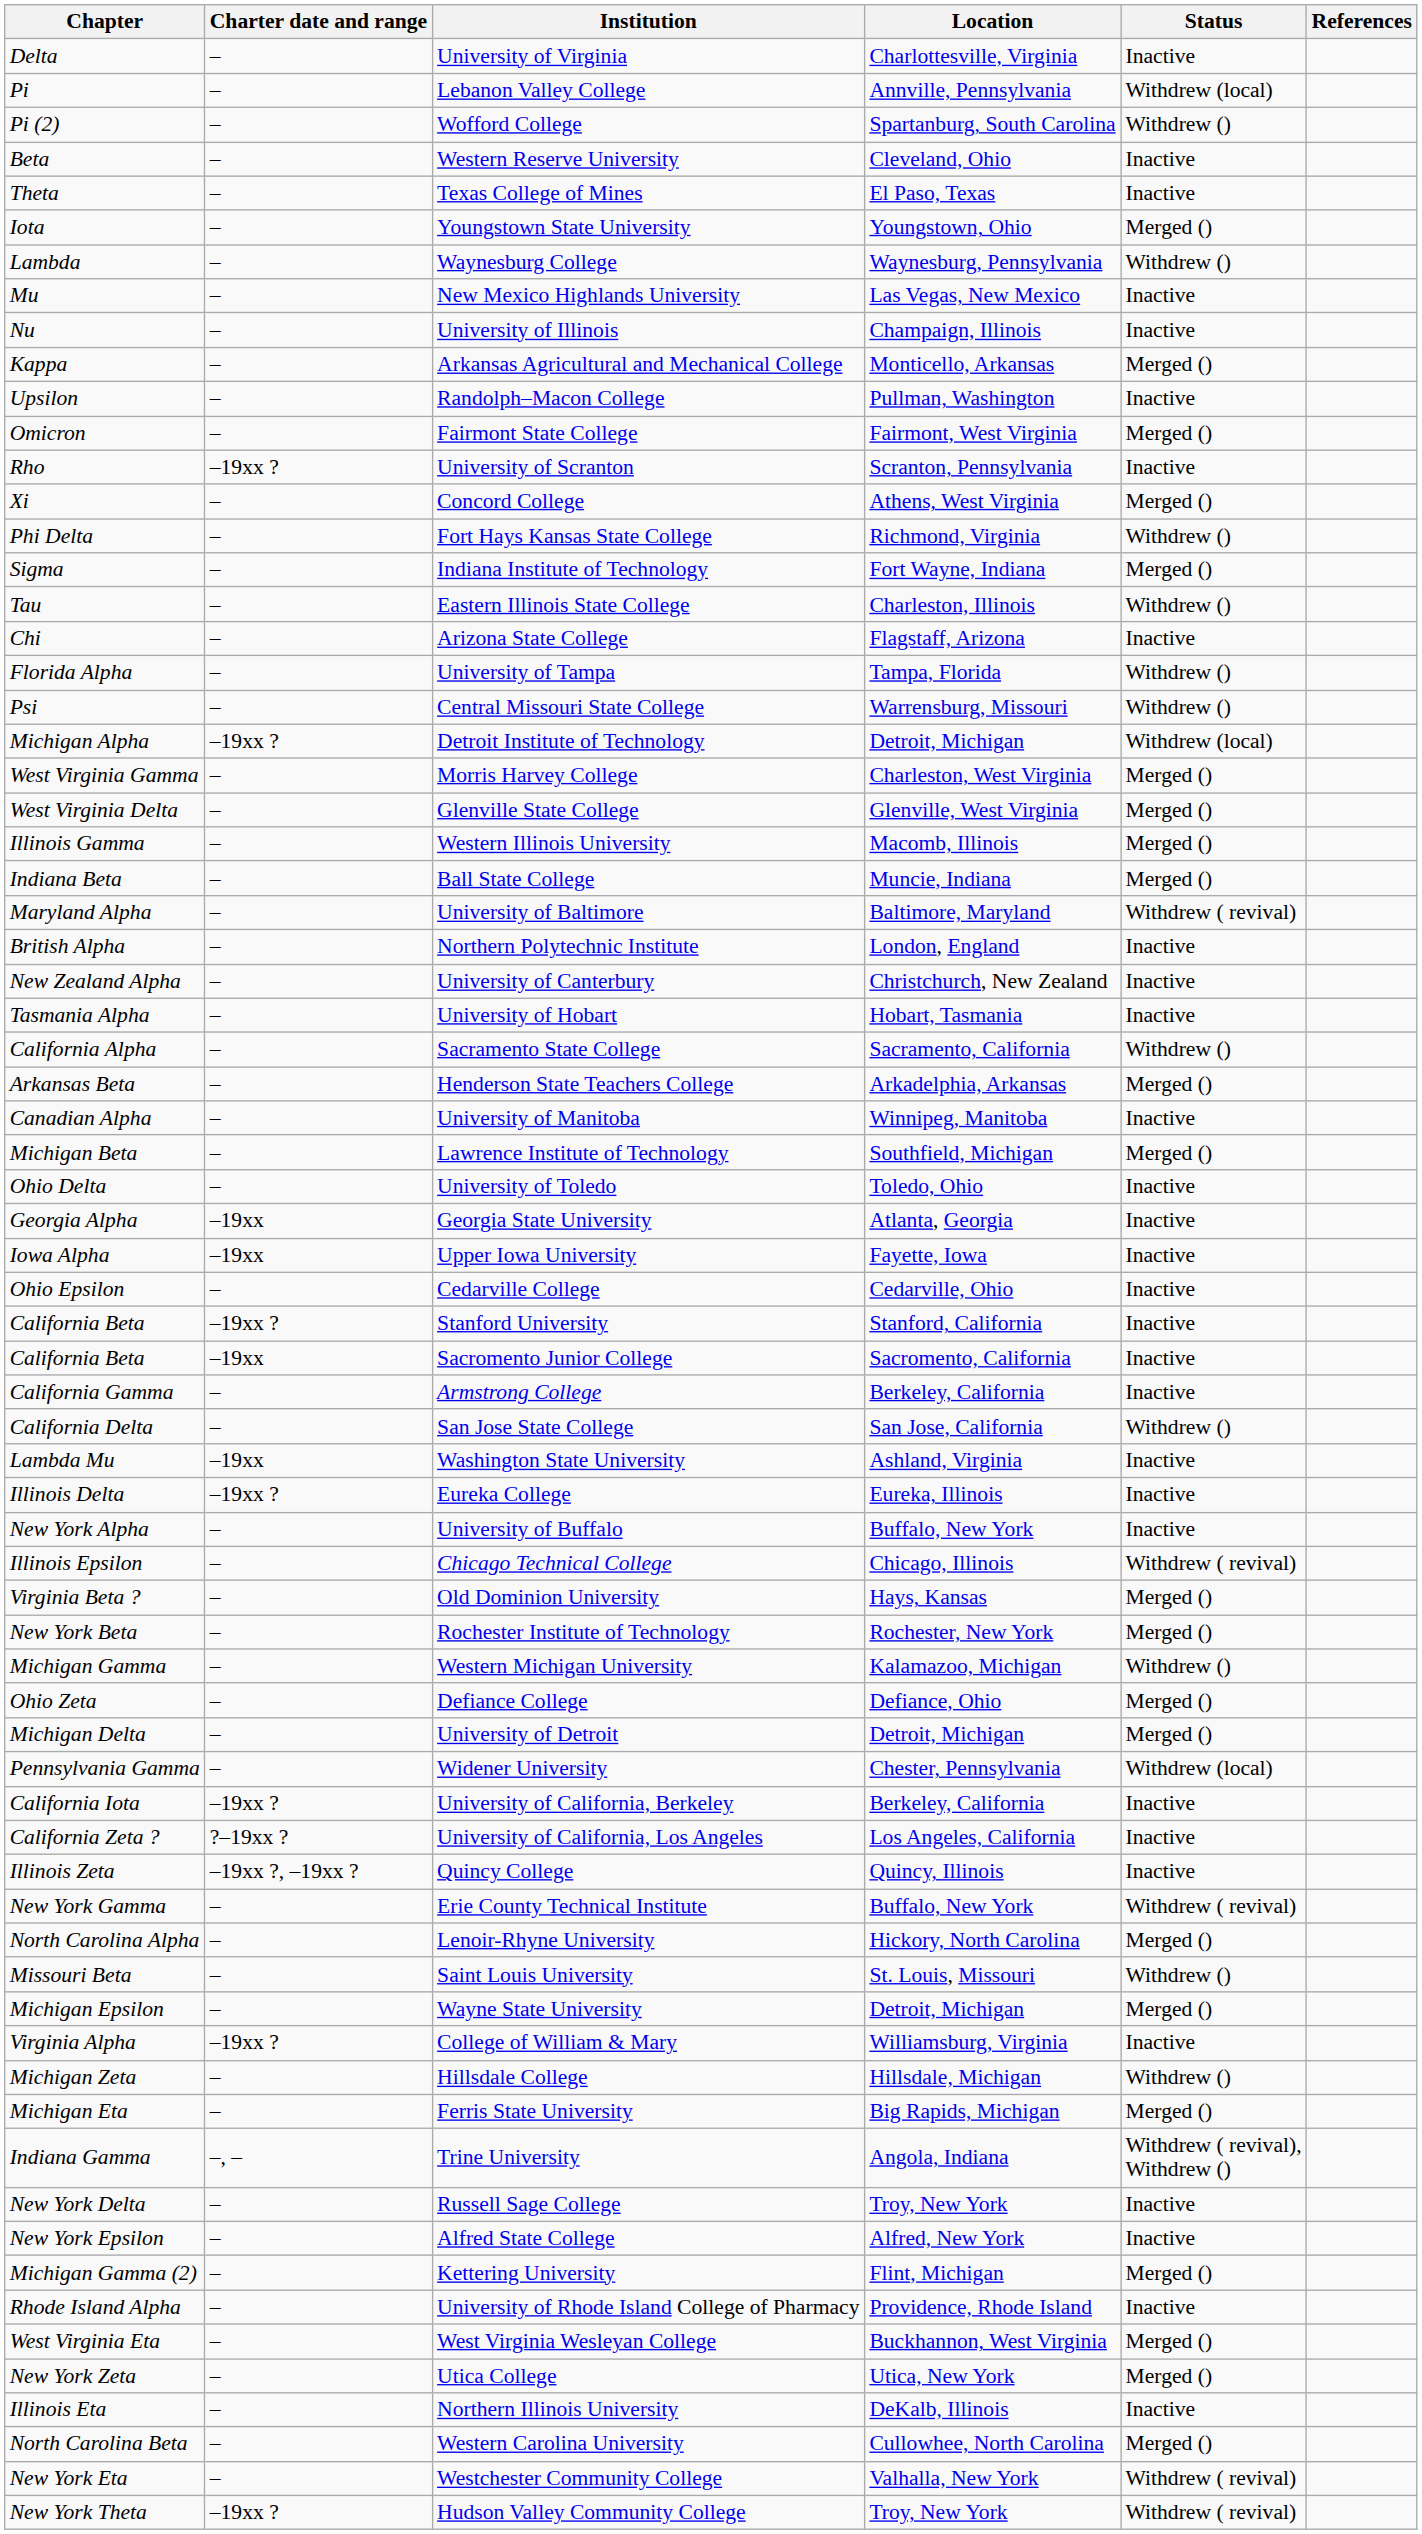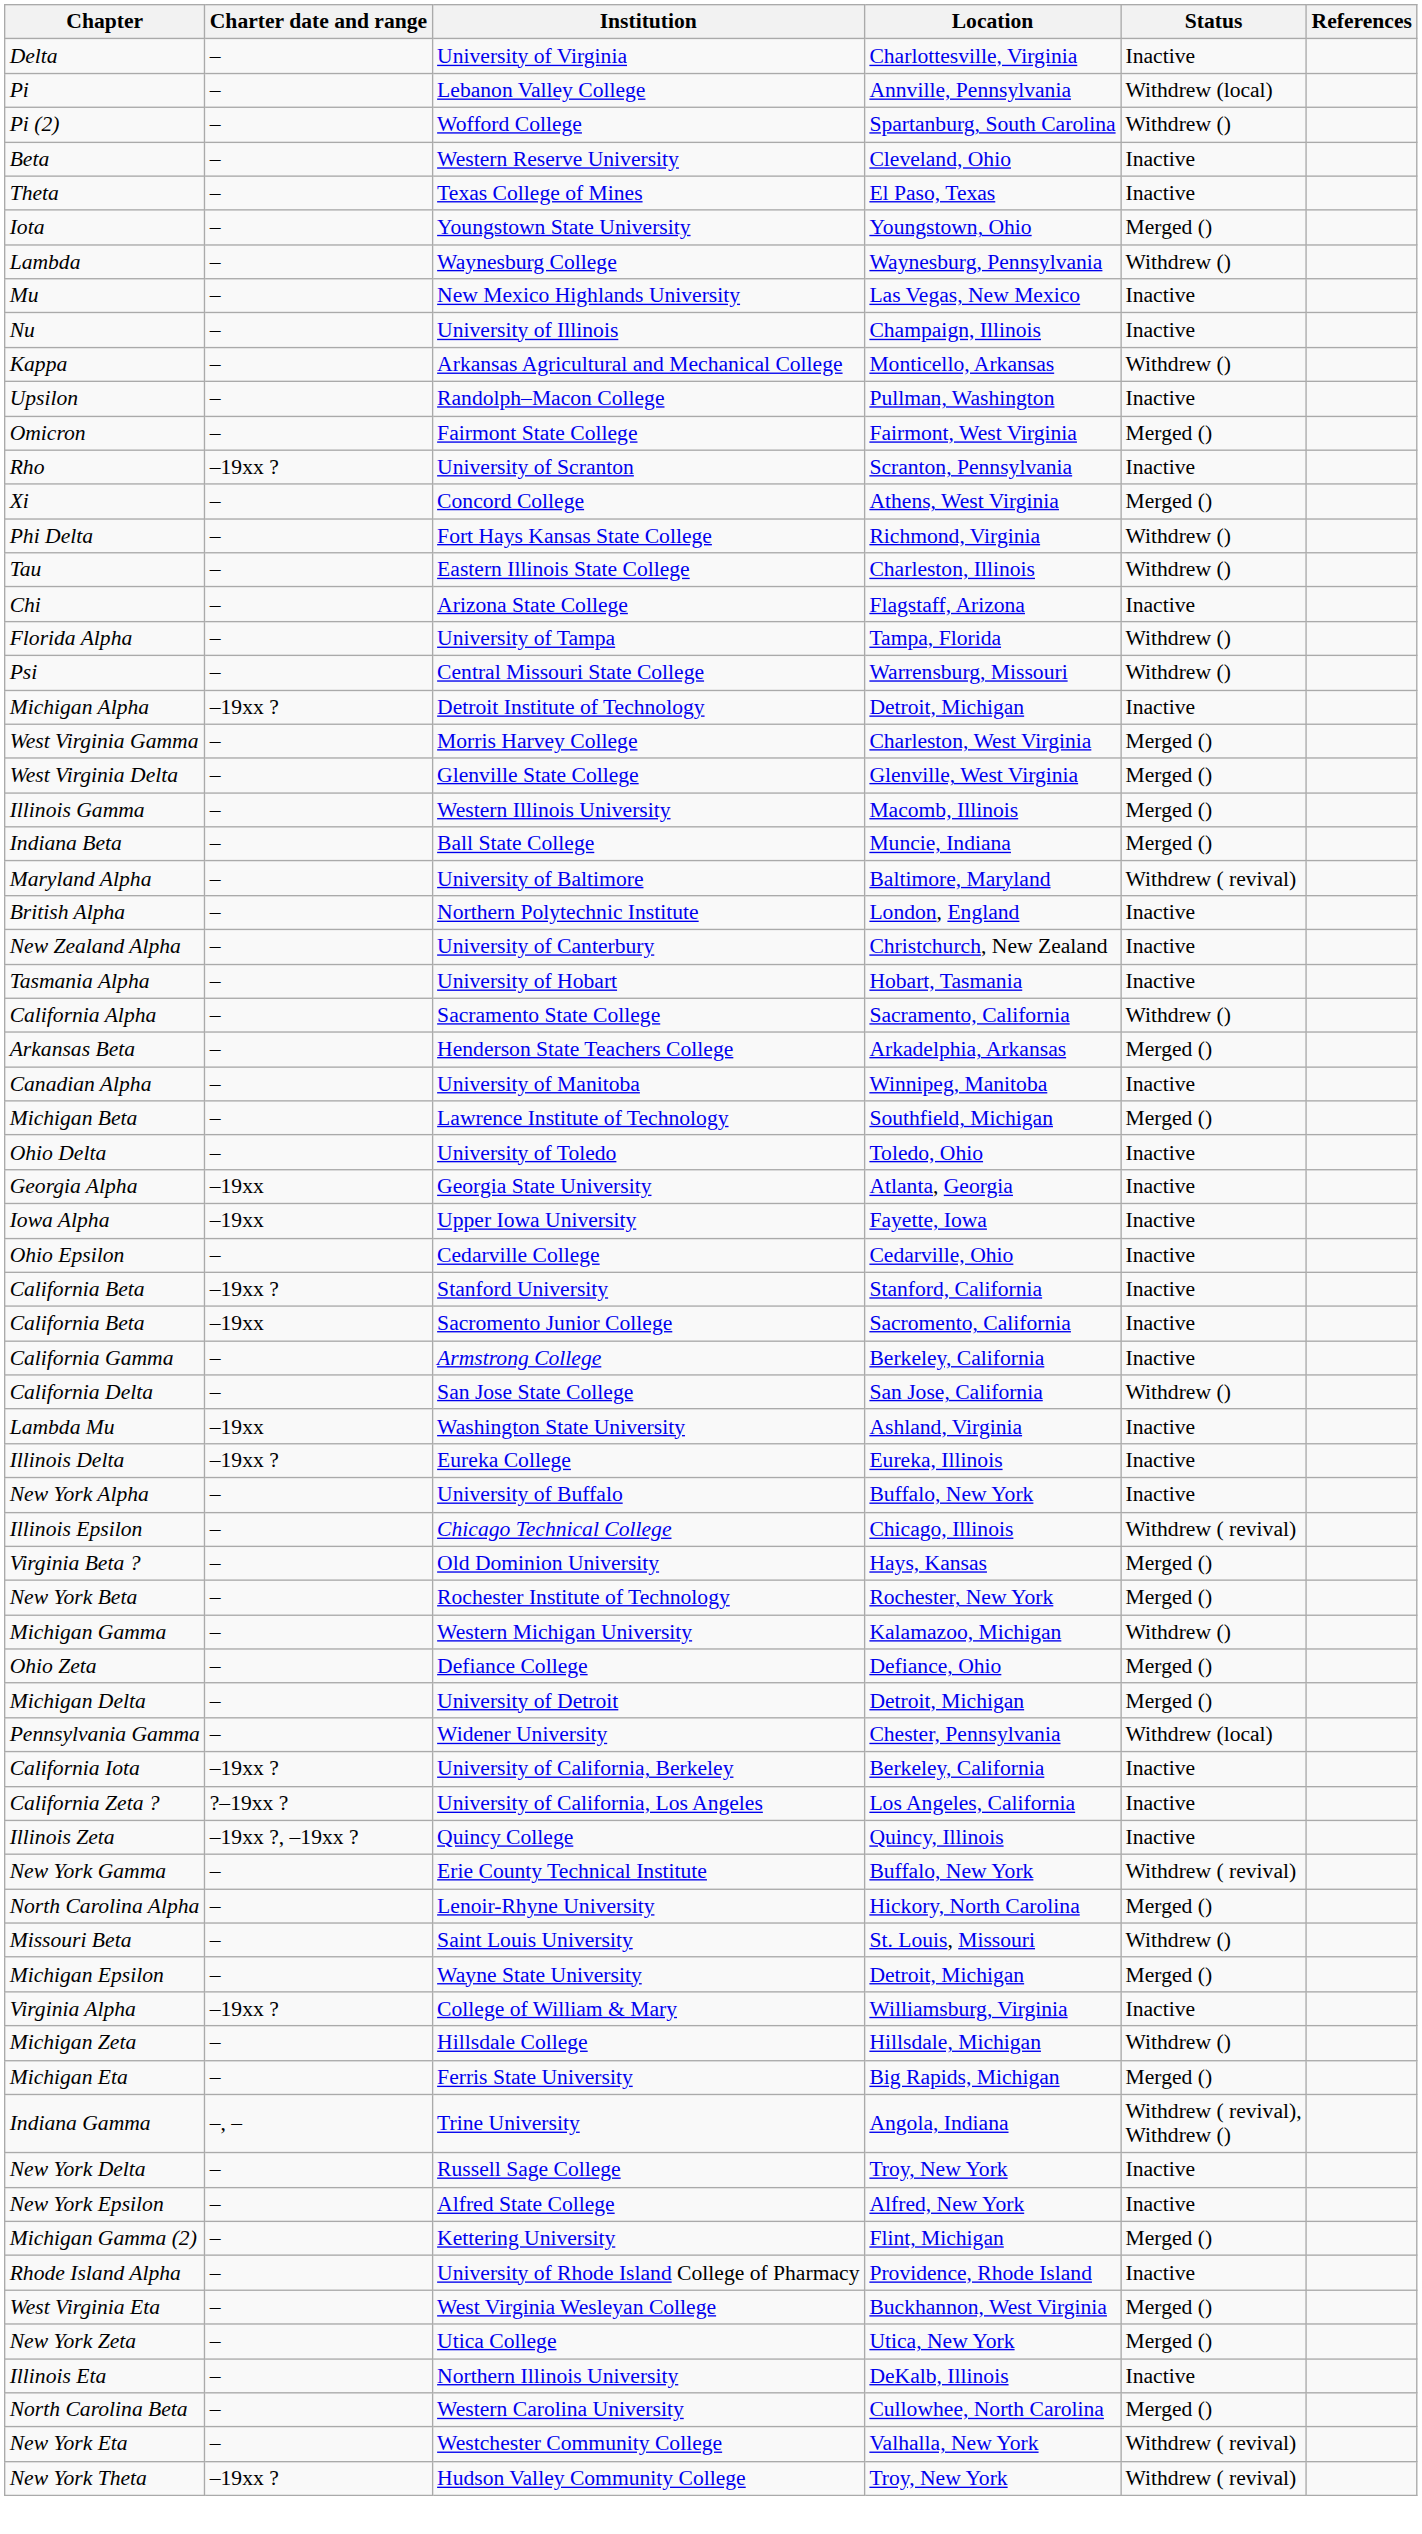(1169, 364) Merged () -> (1178, 364) Withdrew ()
- row: (573, 569)
(1199, 741) Withdrew (local) -> (1160, 706) Inactive
